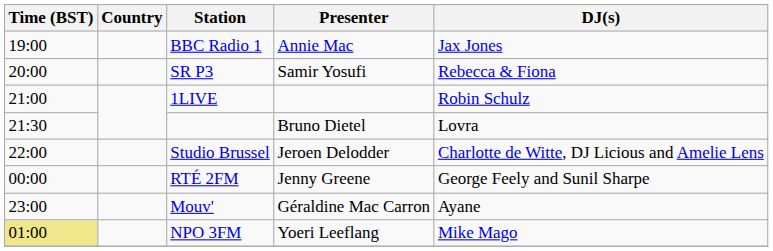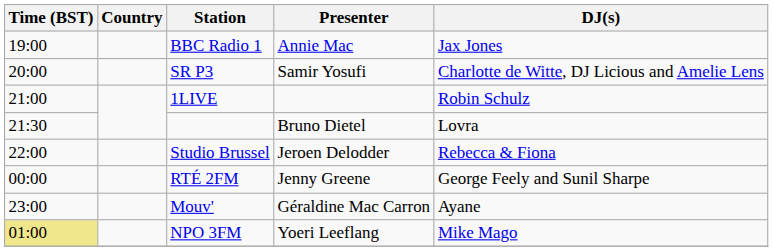(497, 71) Rebecca & Fiona -> (601, 71) Charlotte de Witte, DJ Licious and Amelie Lens
(601, 152) Charlotte de Witte, DJ Licious and Amelie Lens -> (497, 152) Rebecca & Fiona
